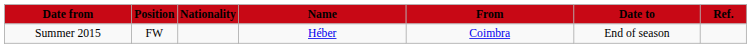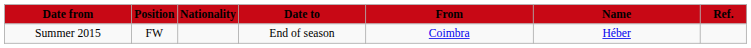columns swapped: (322, 14) <-> (637, 14)
